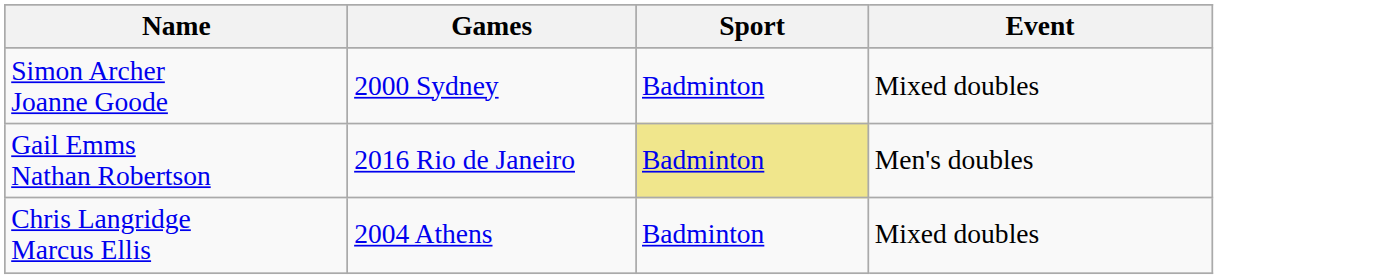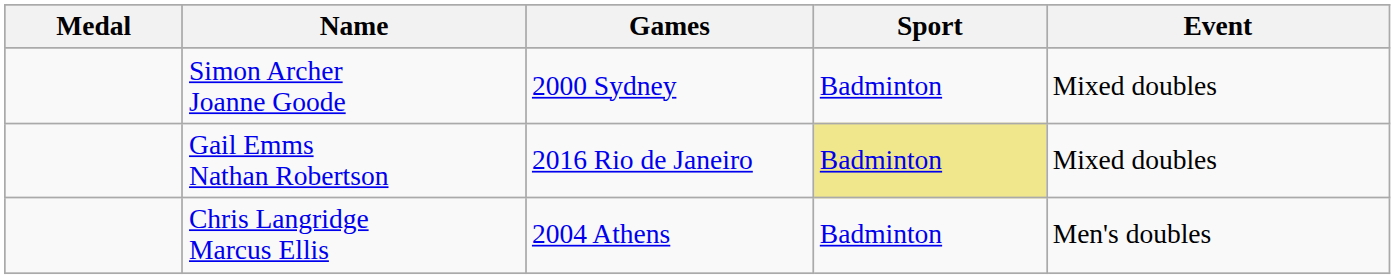+ column: (94, 26)
(954, 160) Men's doubles -> (1135, 160) Mixed doubles
(957, 234) Mixed doubles -> (1132, 234) Men's doubles
